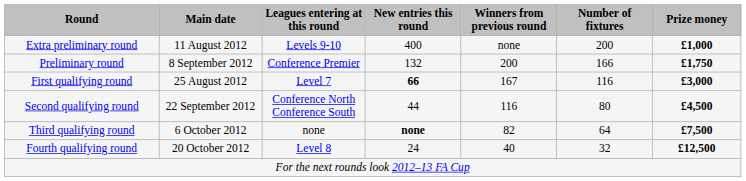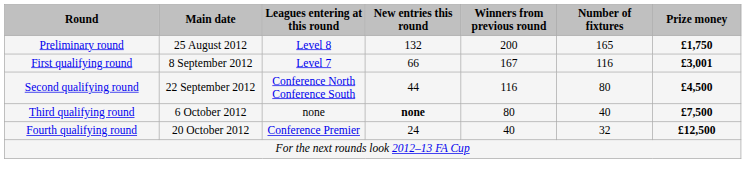- row: (82, 44)
(211, 63) 8 September 2012 -> (211, 44) 25 August 2012
(314, 63) Conference Premier -> (314, 44) Level 8
(605, 63) 166 -> (605, 44) 165
(211, 81) 25 August 2012 -> (211, 63) 8 September 2012
(413, 81) bold -> (413, 63) normal
(697, 81) £3,000 -> (697, 63) £3,001
(509, 130) 82 -> (509, 112) 80
(605, 130) 64 -> (605, 112) 40
(314, 149) Level 8 -> (314, 130) Conference Premier
